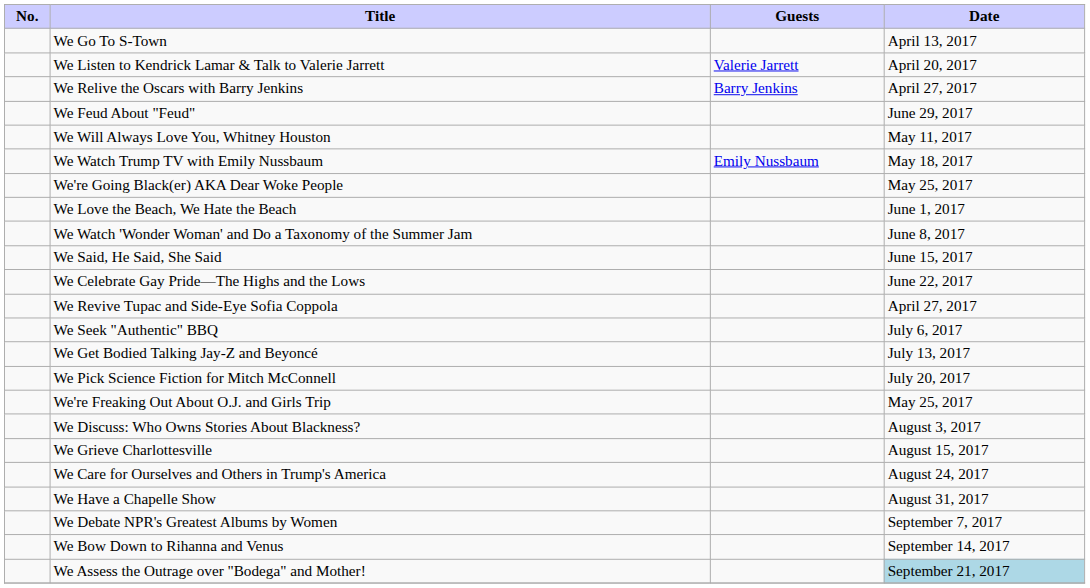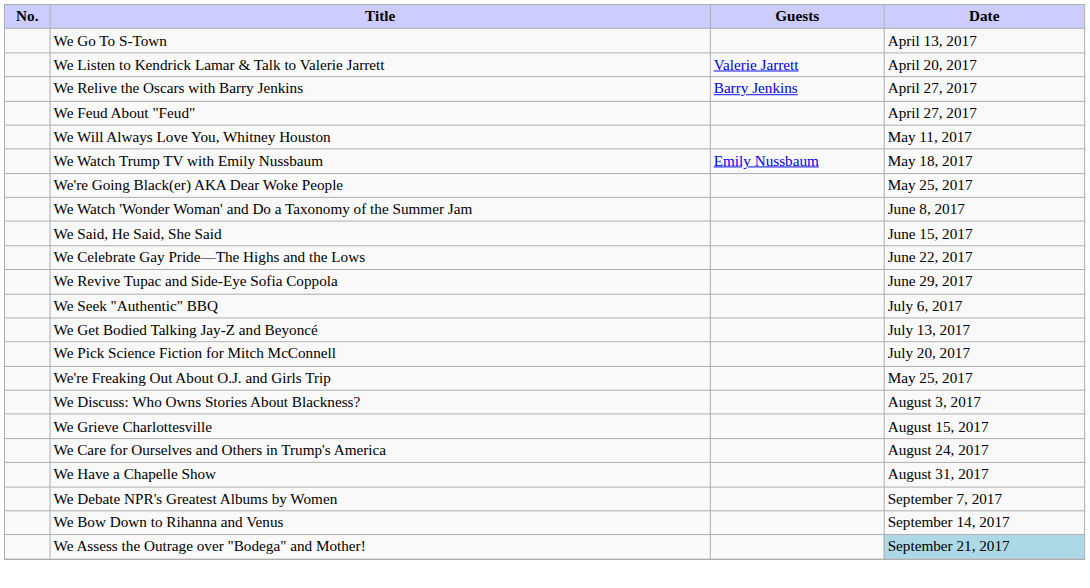(930, 112) June 29, 2017 -> (932, 112) April 27, 2017
- row: (175, 209)
(932, 305) April 27, 2017 -> (930, 281) June 29, 2017
